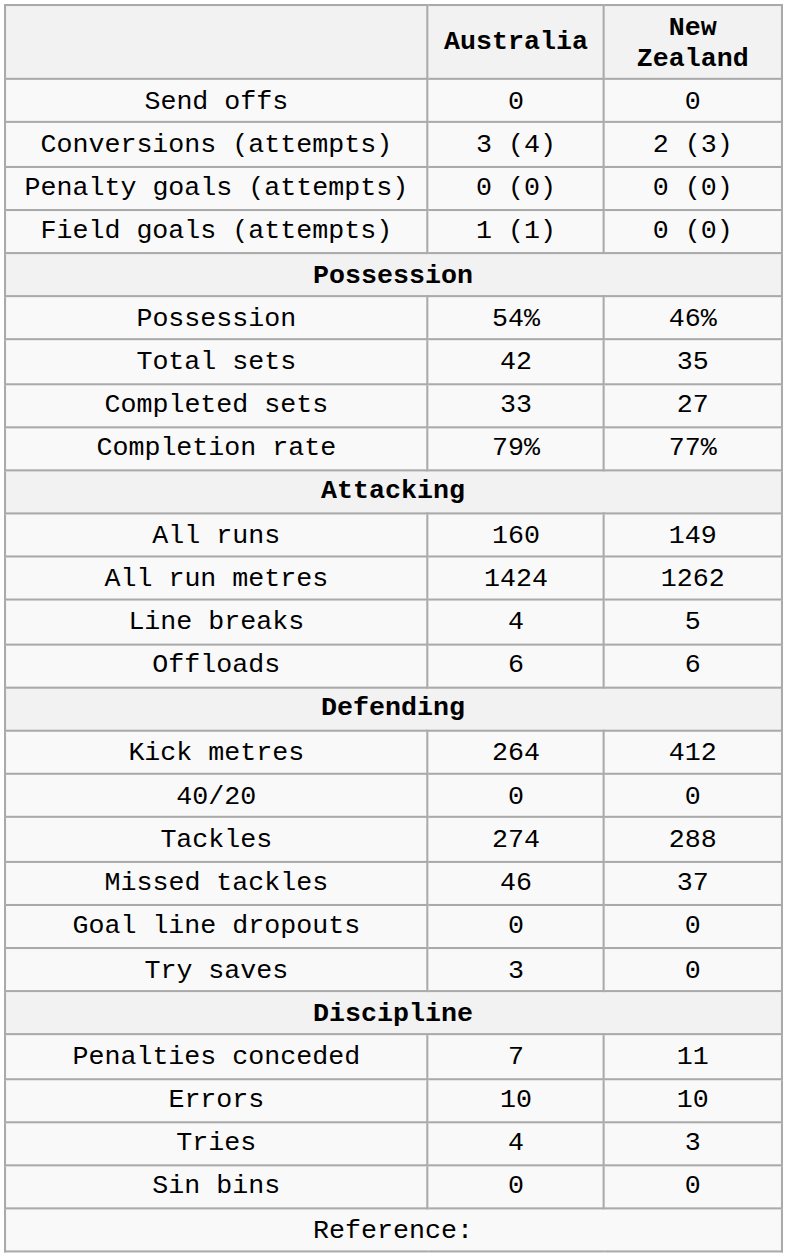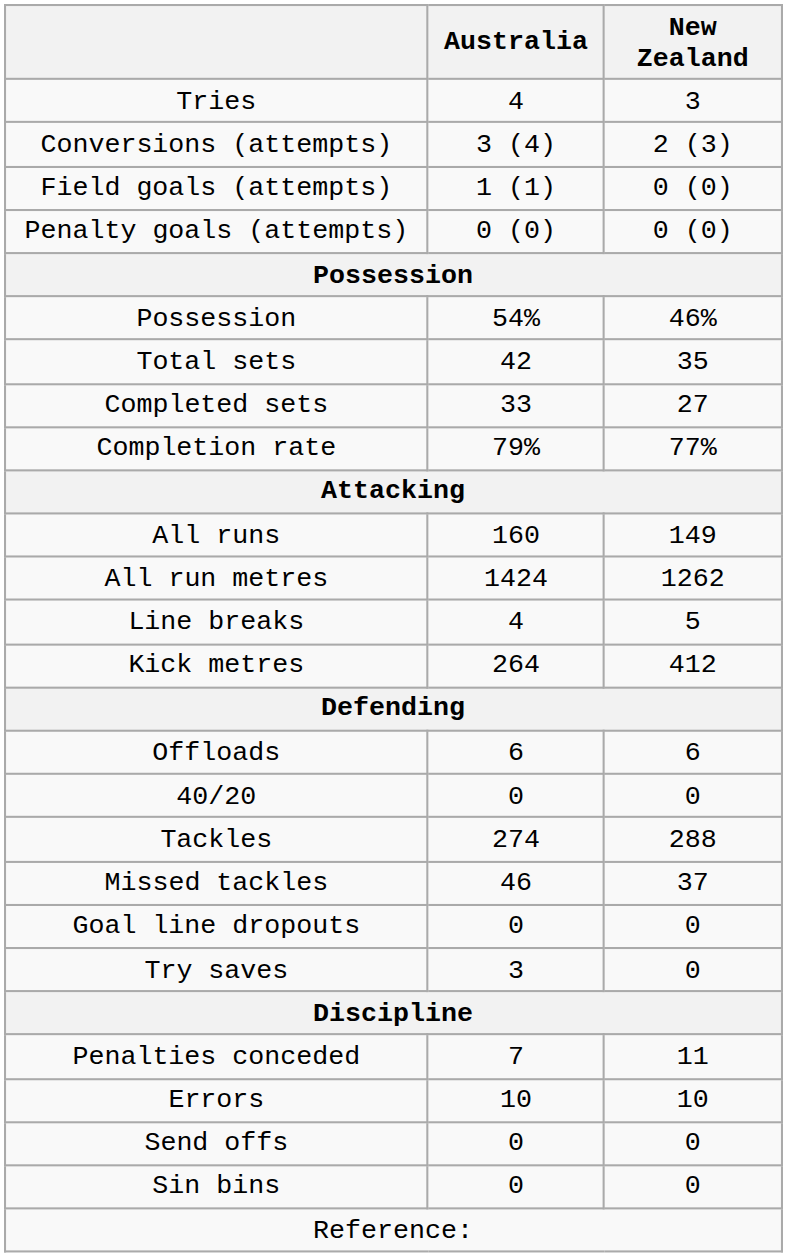rows swapped: (216, 1143) <-> (216, 101)
rows swapped: (216, 188) <-> (216, 231)
rows swapped: (216, 666) <-> (216, 752)
